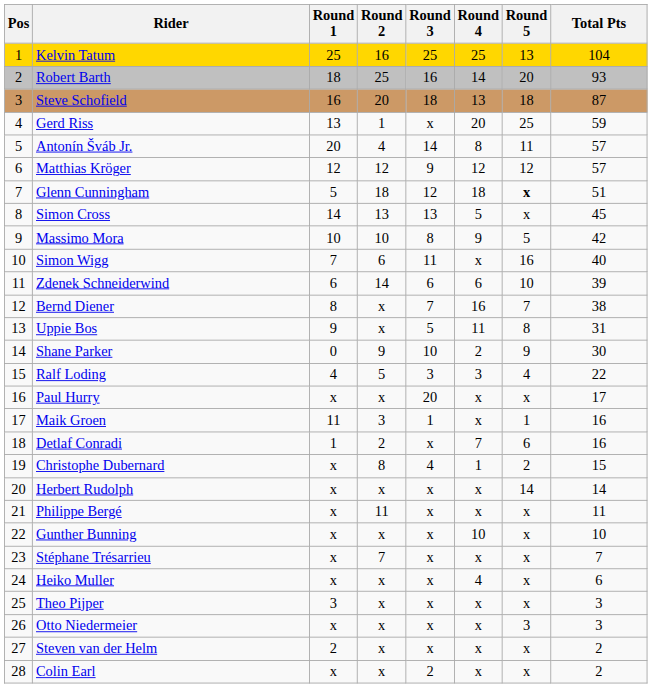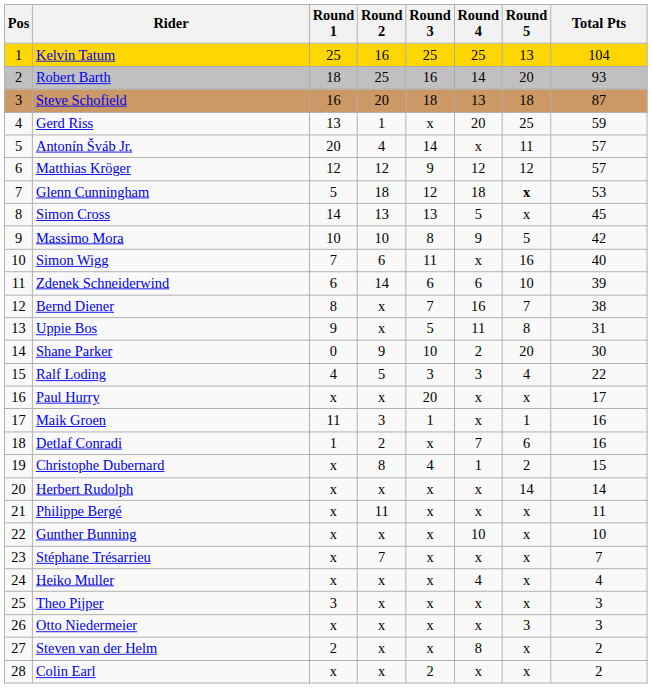(478, 146) 8 -> (478, 146) x
(599, 191) 51 -> (599, 191) 53
(527, 351) 9 -> (527, 351) 20
(599, 580) 6 -> (599, 580) 4
(478, 648) x -> (478, 648) 8
